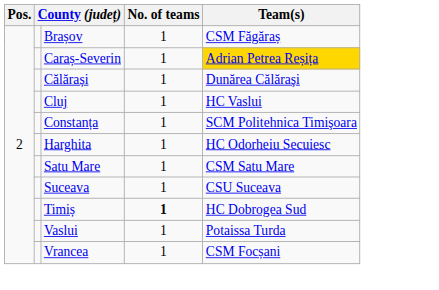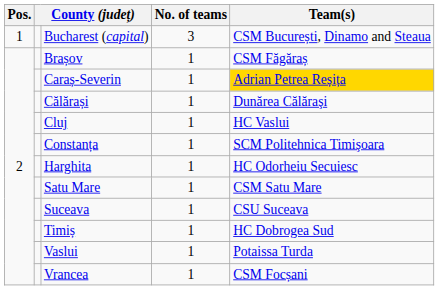+ row: (96, 36)
(163, 209) bold -> (191, 230) normal
